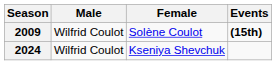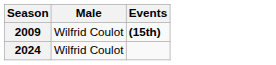- column: (177, 13)
